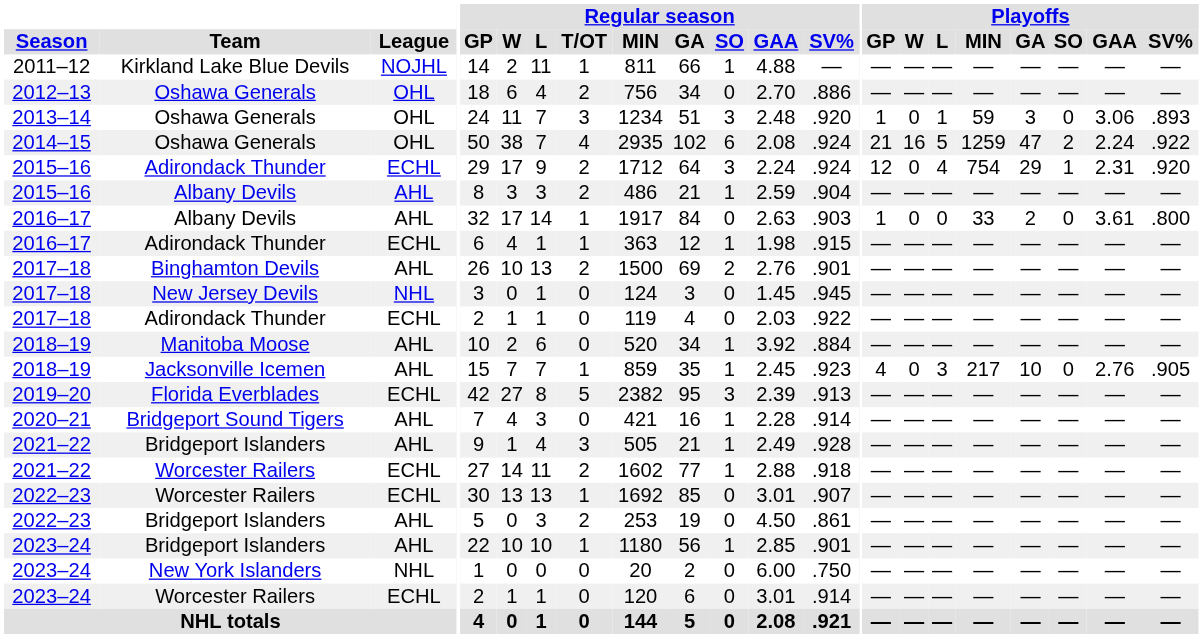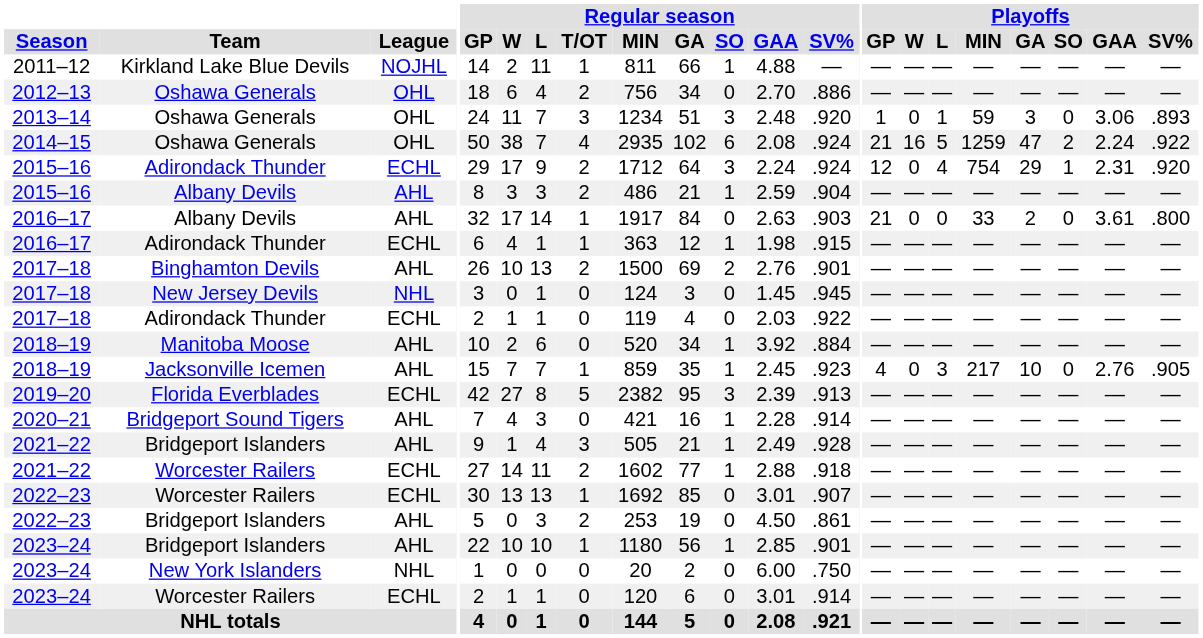(881, 218) 1 -> (881, 218) 21
